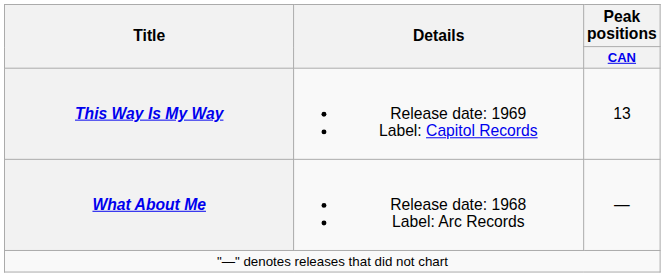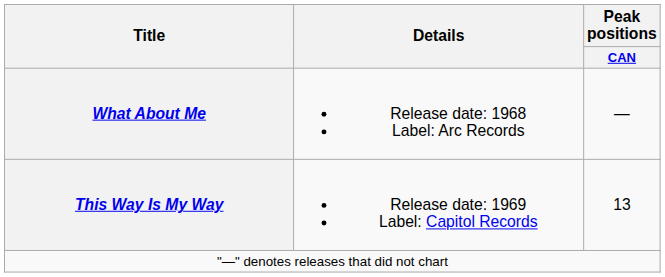rows swapped: (149, 205) <-> (149, 113)
